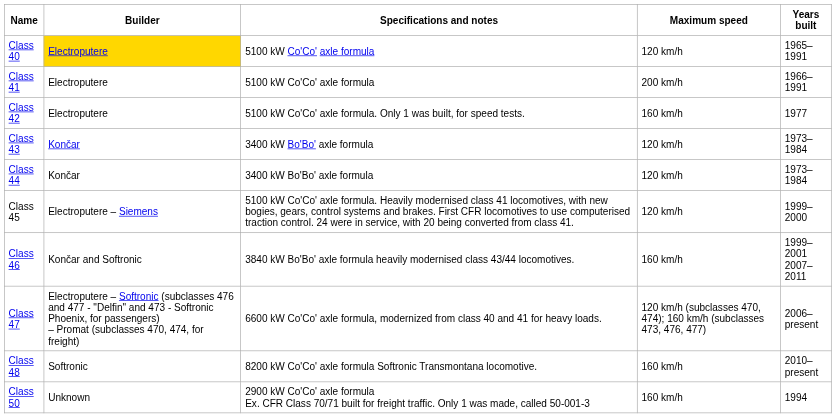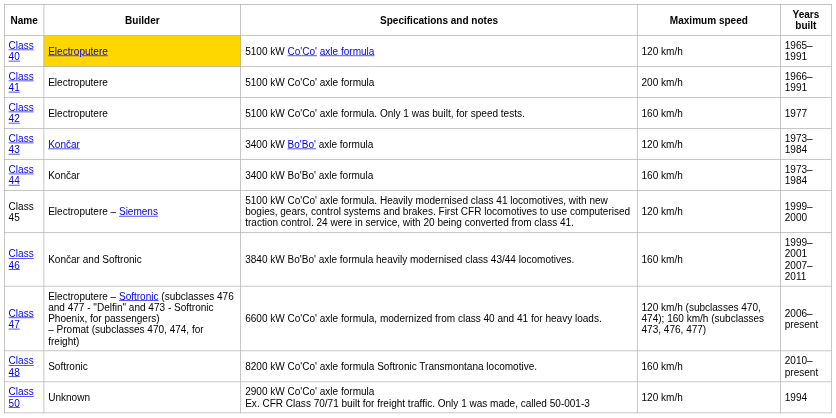(662, 175) 120 km/h -> (662, 175) 160 km/h
(662, 397) 160 km/h -> (662, 397) 120 km/h
